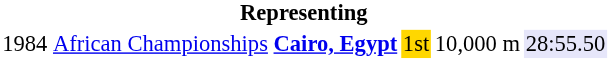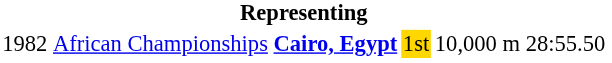(25, 43) 1984 -> (25, 43) 1982
(566, 43) lavender background -> (566, 43) no background
